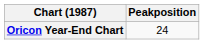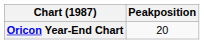(162, 30) 24 -> (162, 30) 20
